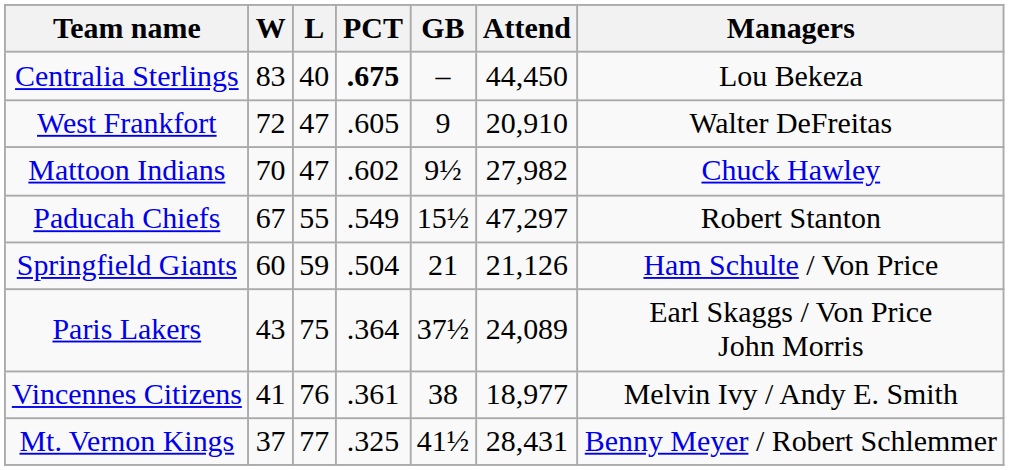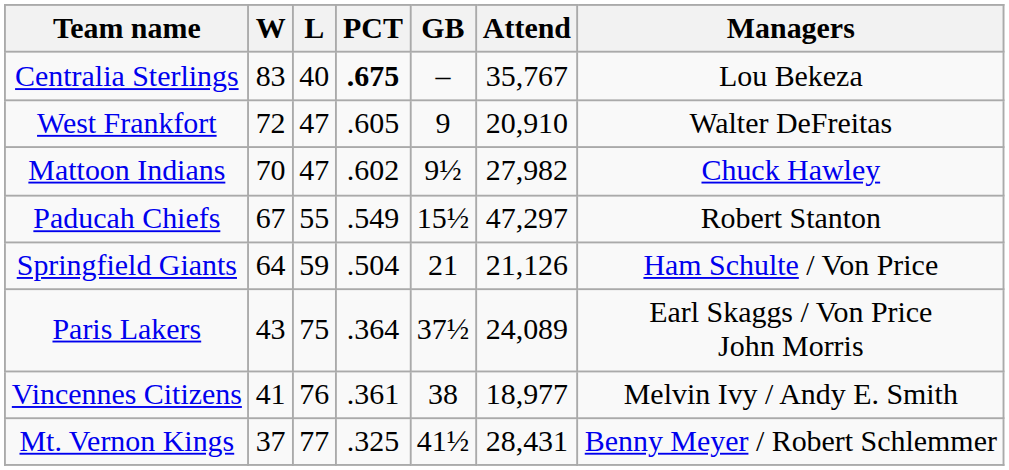(527, 75) 44,450 -> (527, 75) 35,767
(271, 265) 60 -> (271, 265) 64
